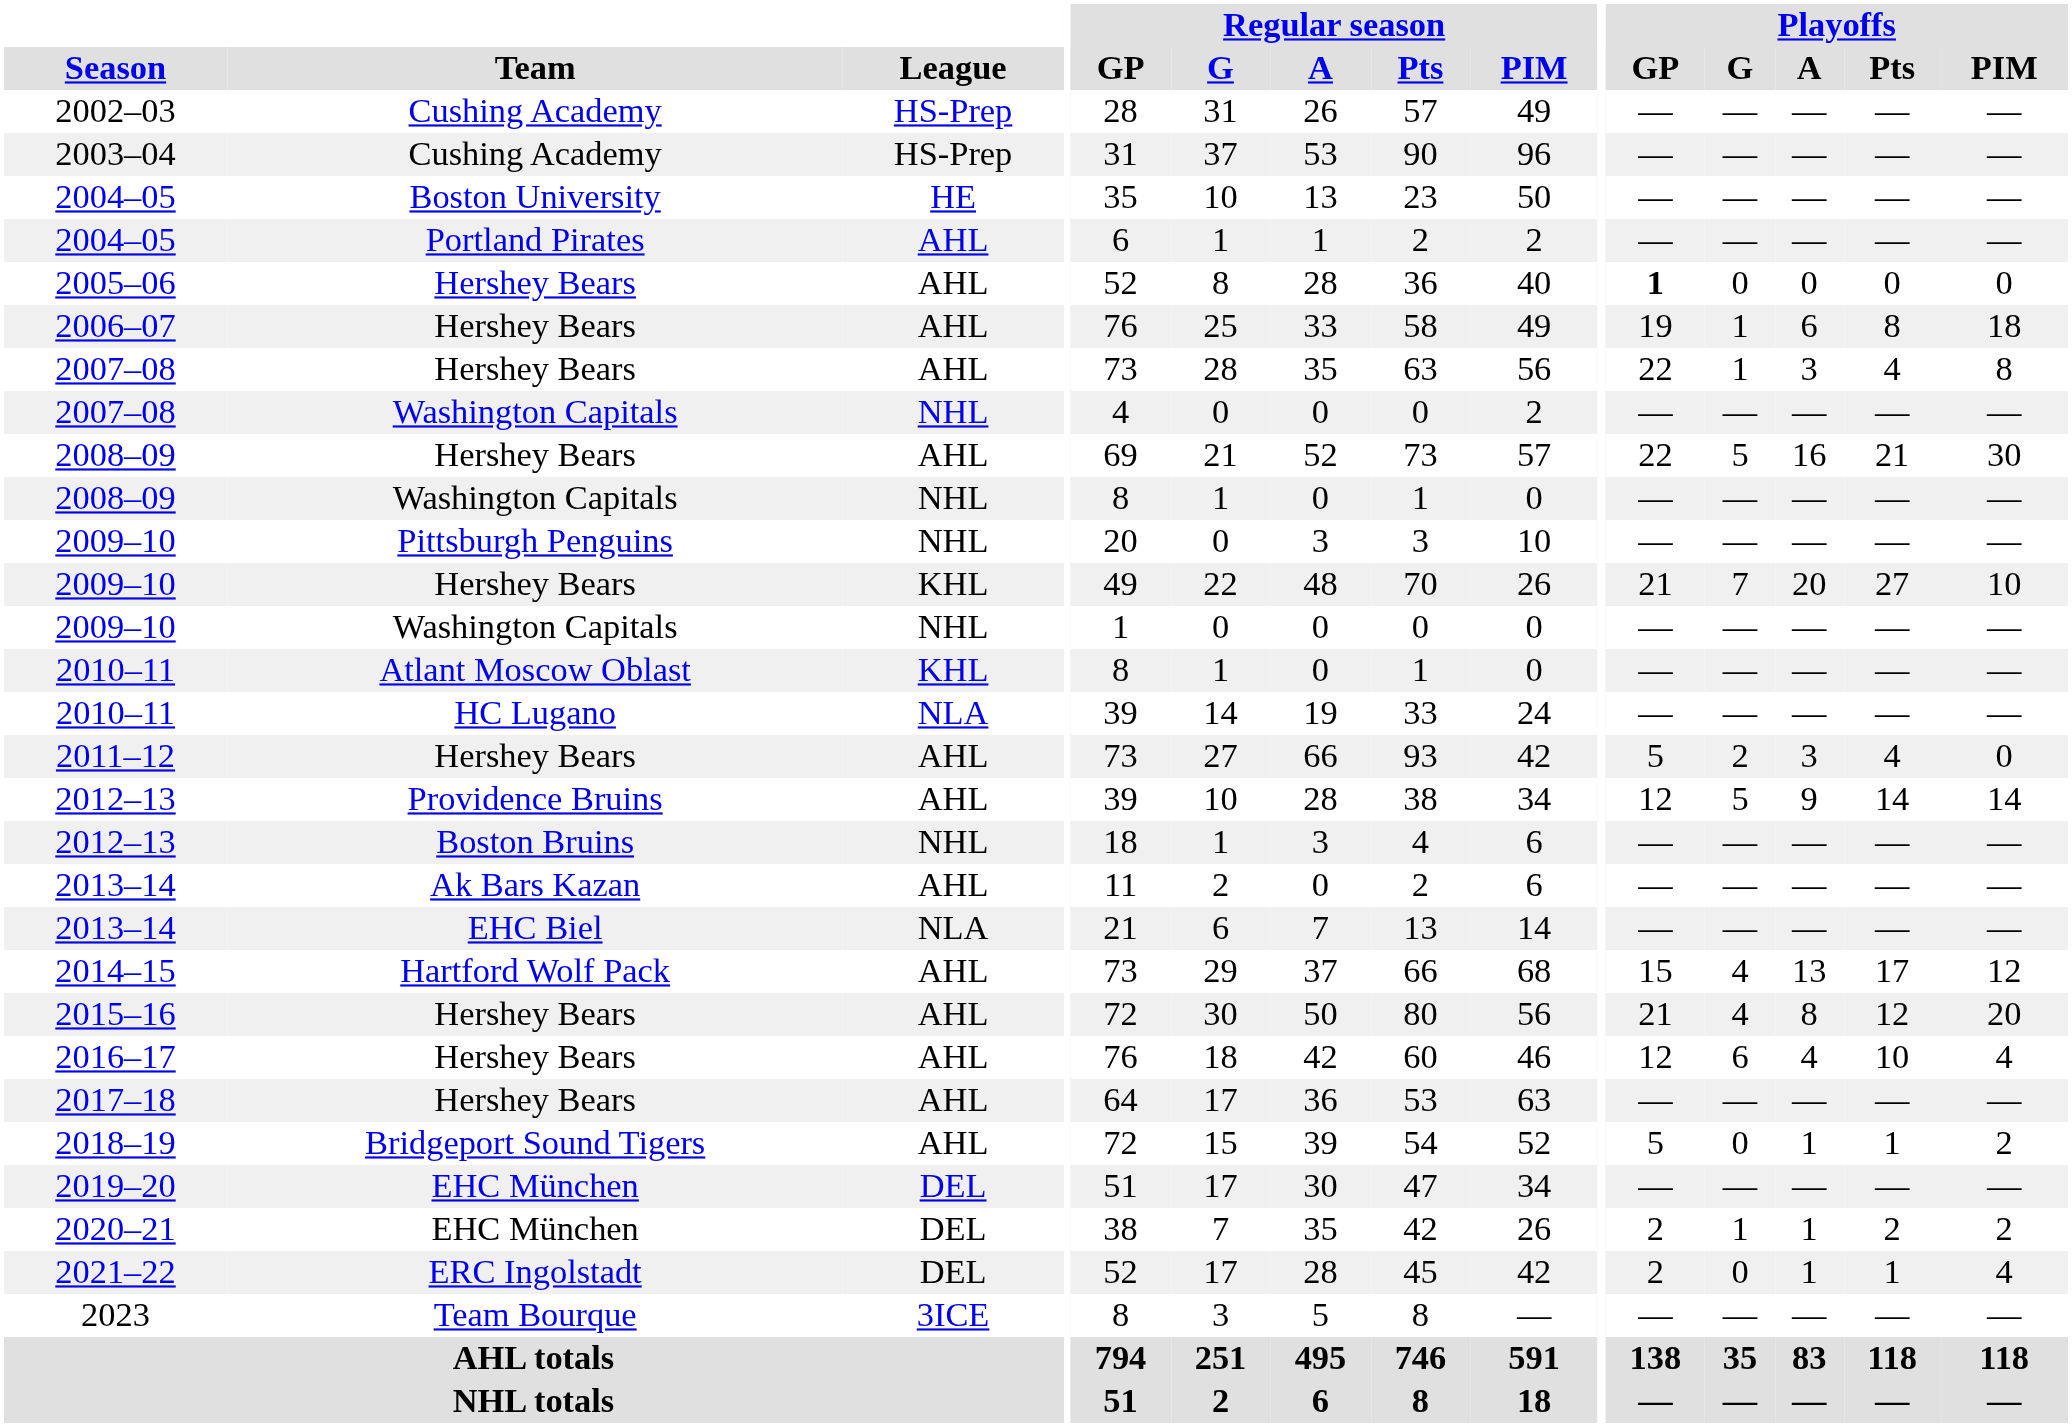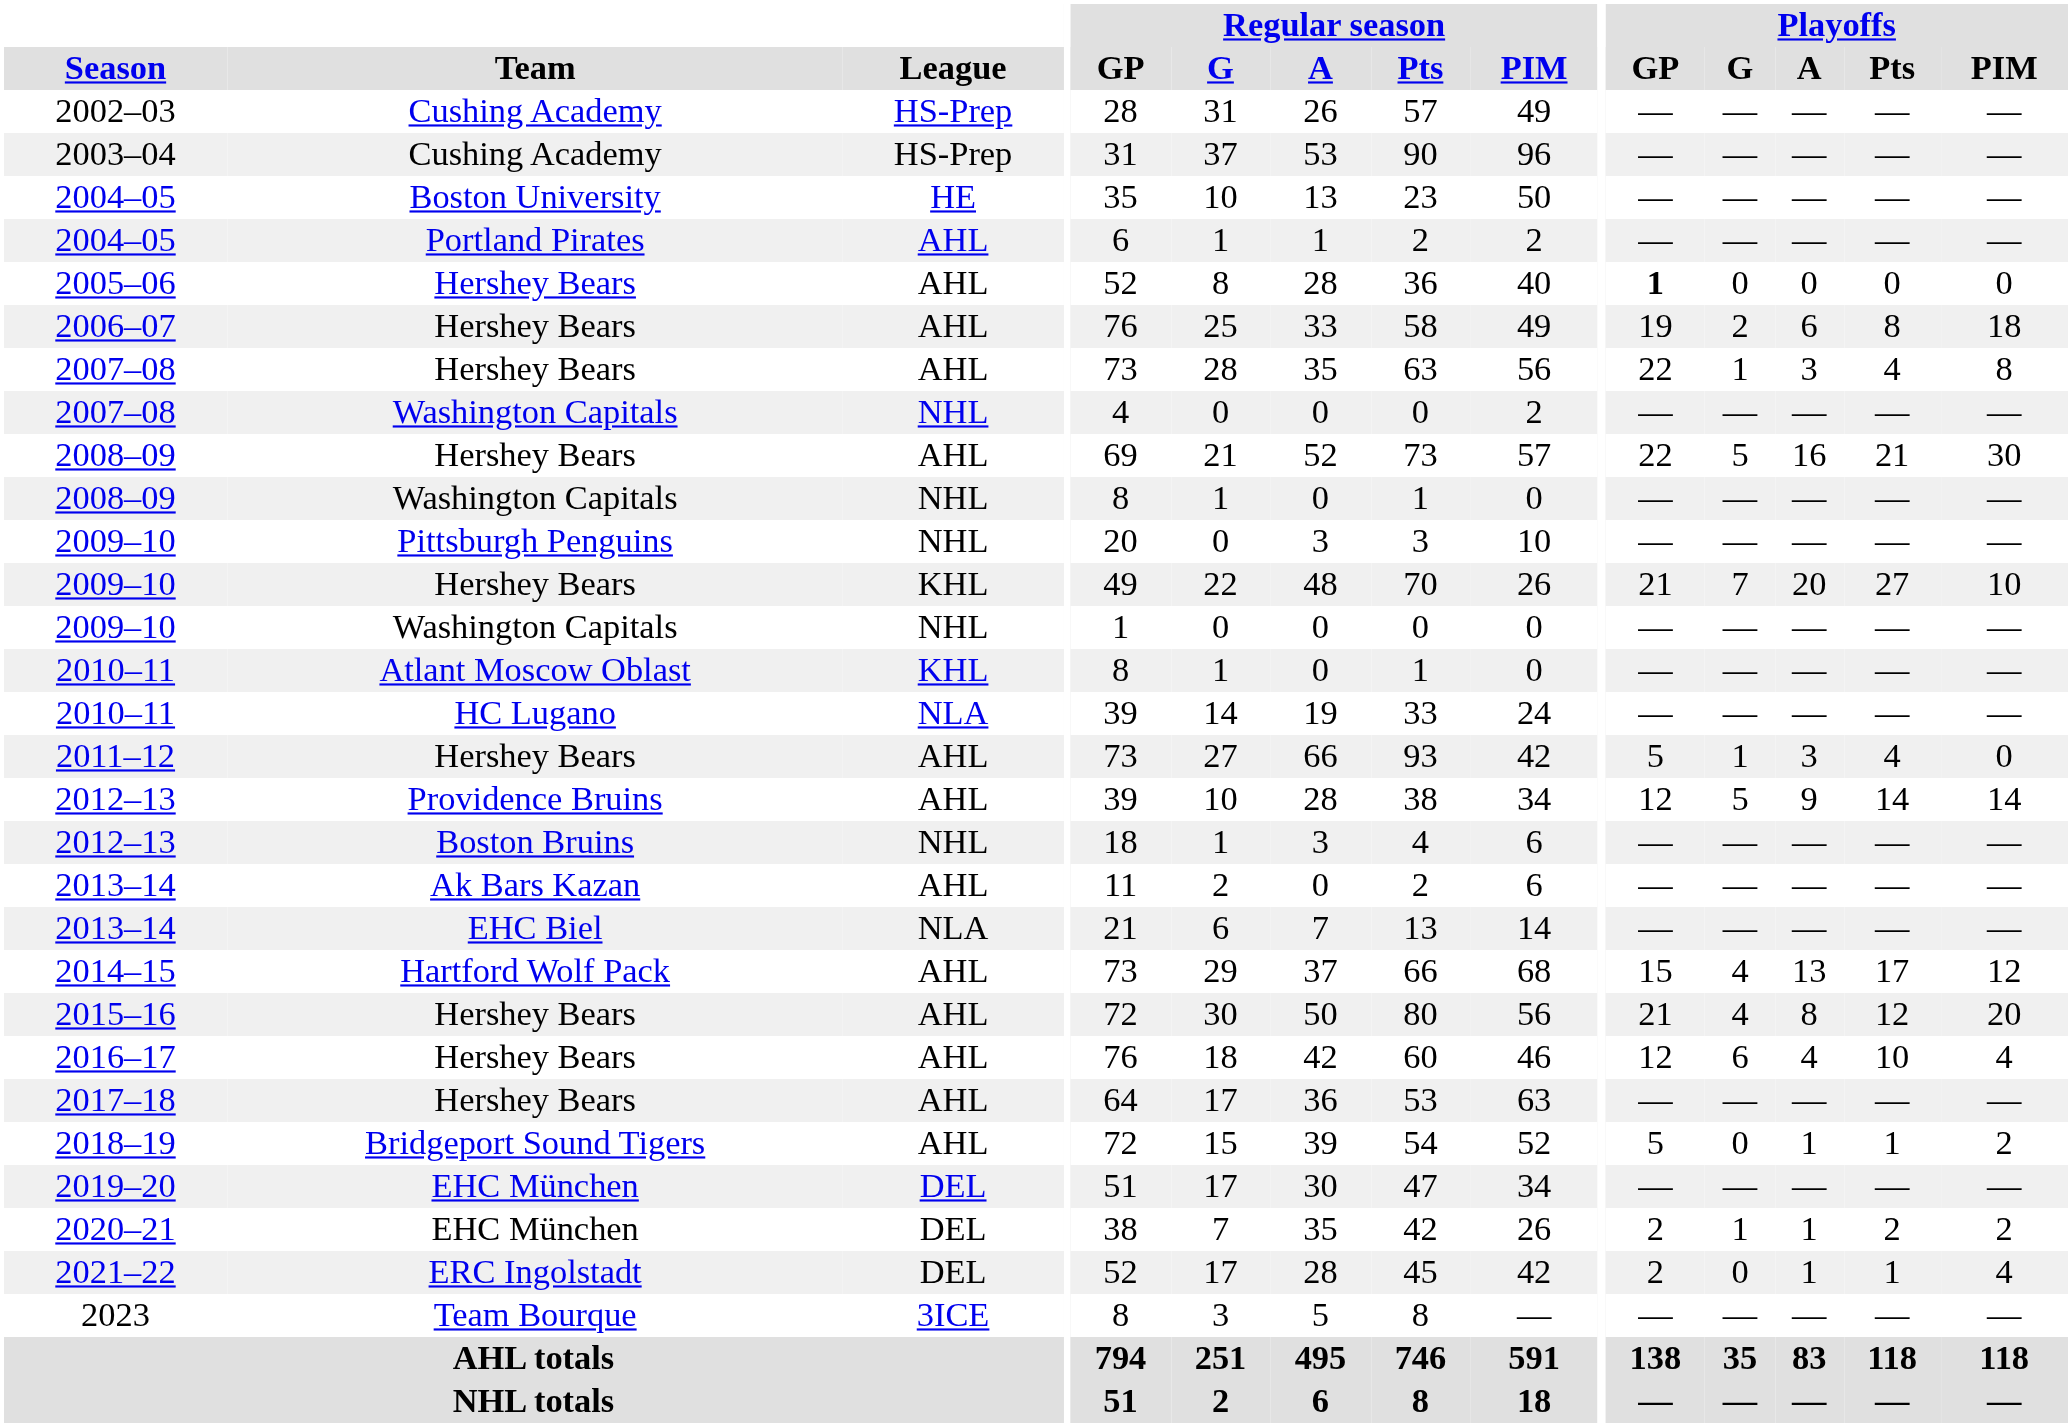(1740, 325) 1 -> (1740, 325) 2
(1740, 755) 2 -> (1740, 755) 1
